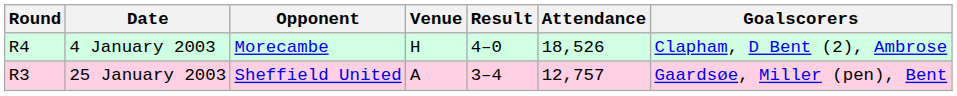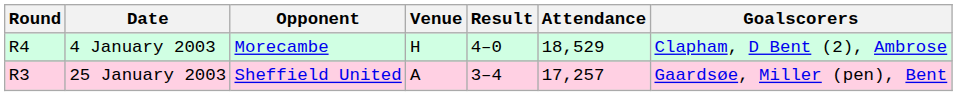(573, 47) 18,526 -> (573, 47) 18,529
(573, 76) 12,757 -> (573, 76) 17,257
